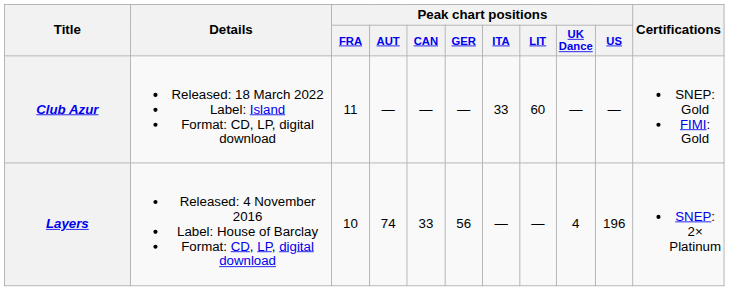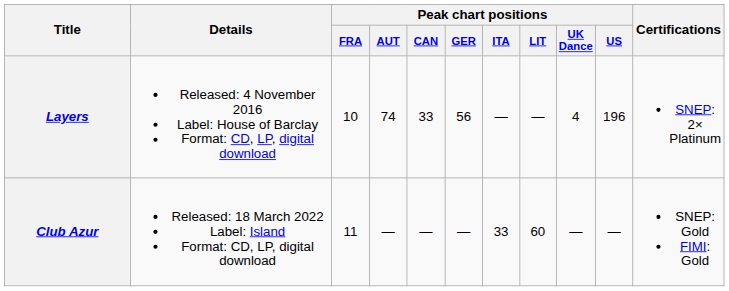rows swapped: (67, 224) <-> (67, 109)
